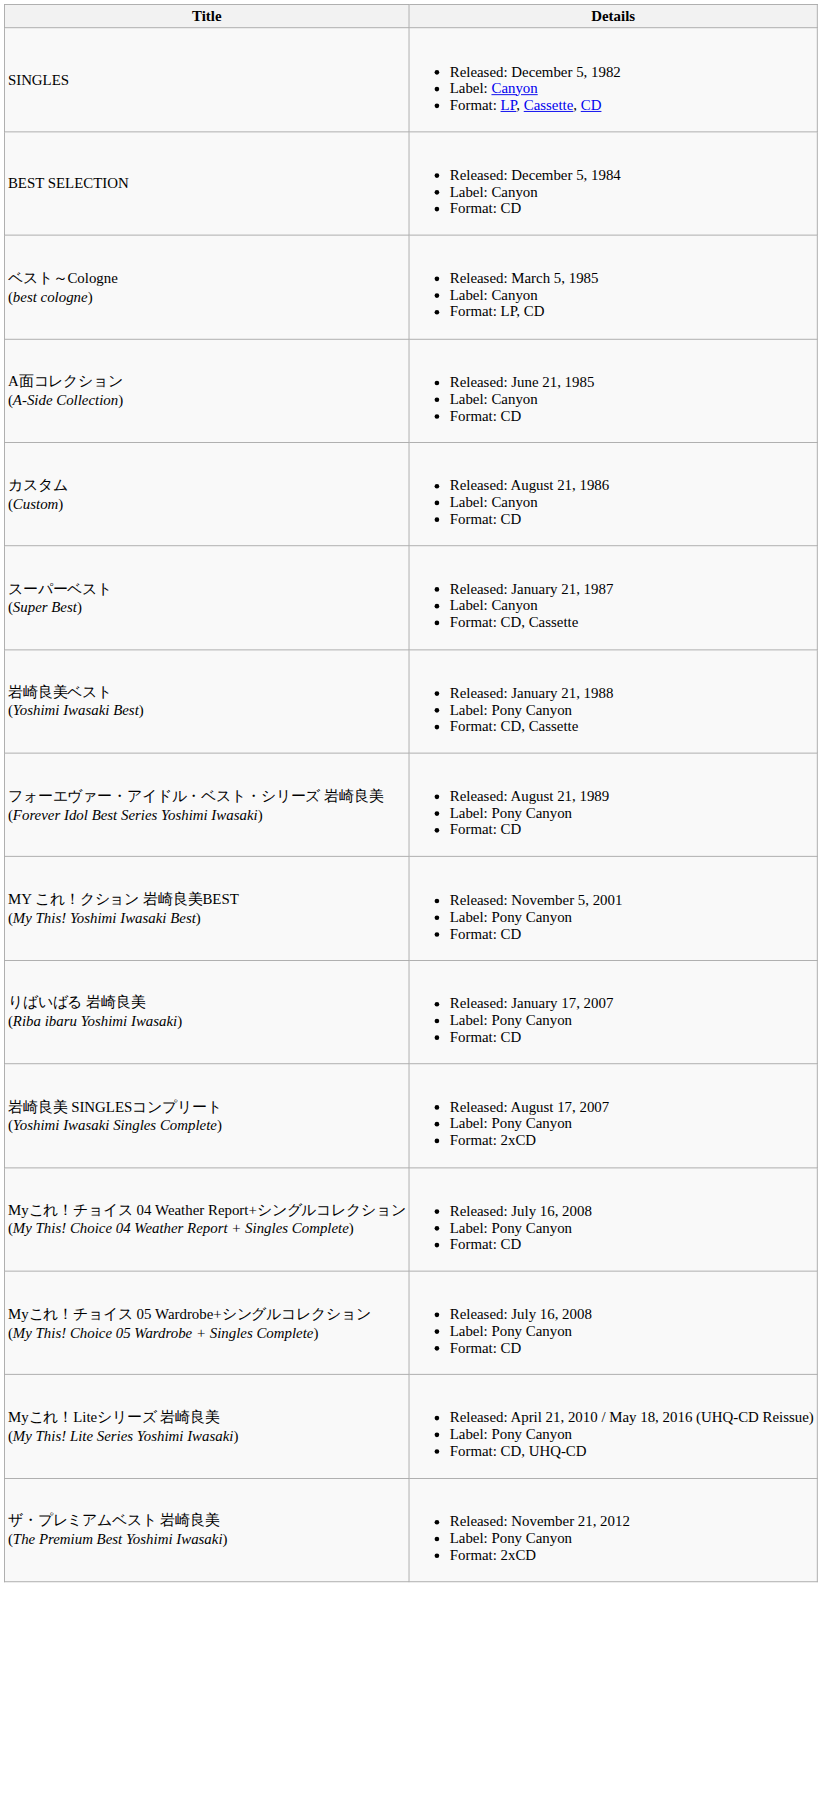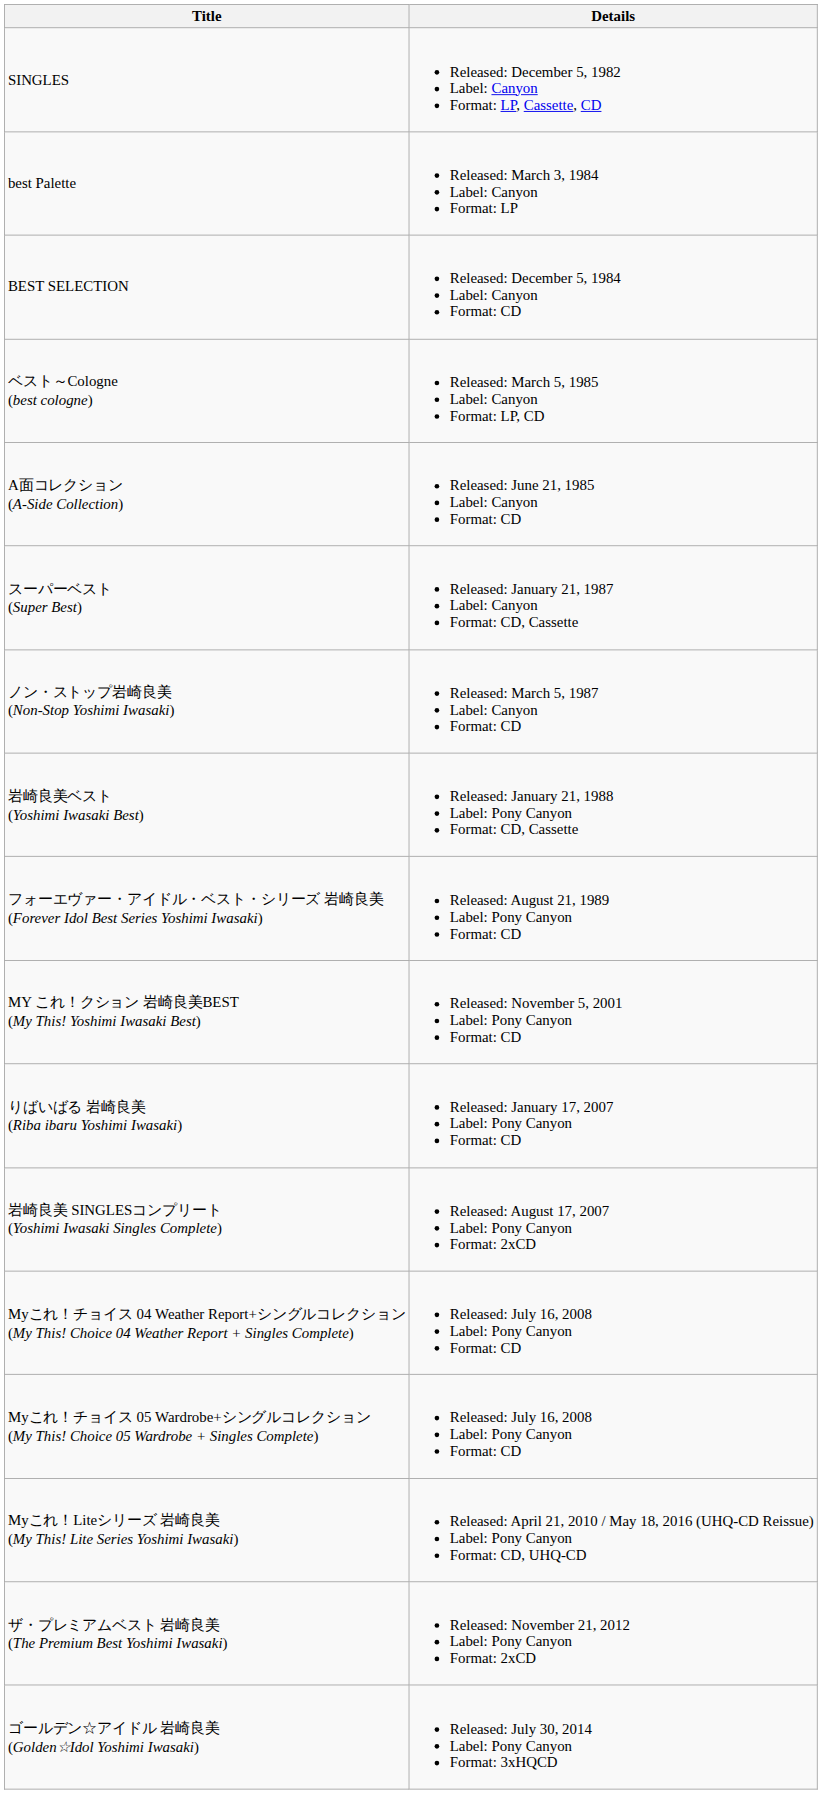+ row: (42, 183)
- row: (38, 494)
+ row: (91, 701)
+ row: (114, 1737)
